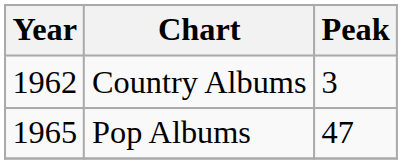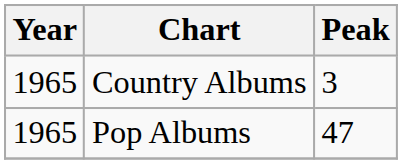(45, 81) 1962 -> (45, 81) 1965
